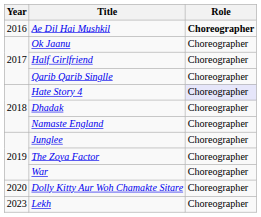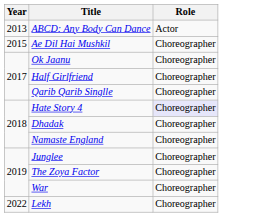+ row: (91, 28)
(17, 28) 2016 -> (17, 44) 2015
(221, 28) bold -> (185, 44) normal
- row: (107, 188)
(17, 204) 2023 -> (17, 204) 2022
